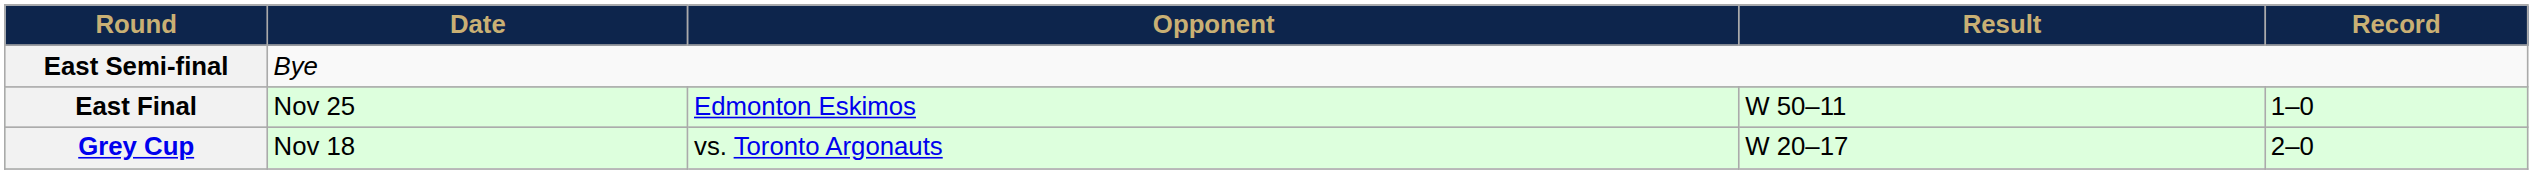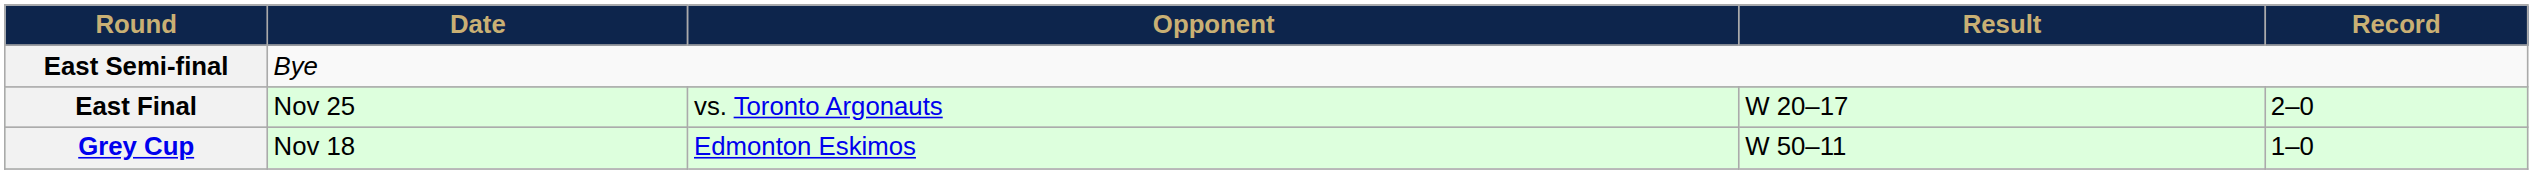(805, 106) Edmonton Eskimos -> (818, 106) vs. Toronto Argonauts
(1796, 106) W 50–11 -> (1797, 106) W 20–17
(2292, 106) 1–0 -> (2292, 106) 2–0
(818, 147) vs. Toronto Argonauts -> (805, 147) Edmonton Eskimos
(1797, 147) W 20–17 -> (1796, 147) W 50–11
(2292, 147) 2–0 -> (2292, 147) 1–0
